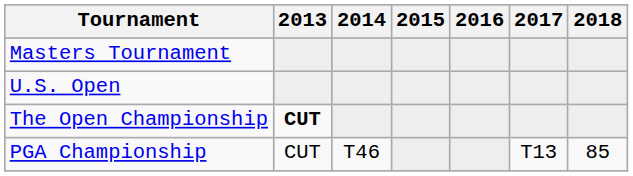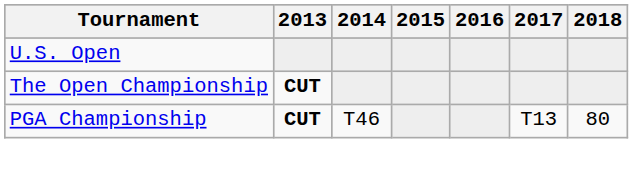- row: (120, 55)
(302, 154) normal -> (302, 121) bold
(598, 154) 85 -> (598, 121) 80
